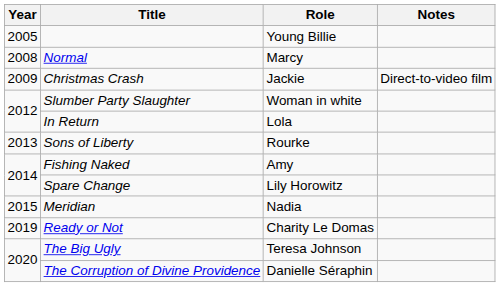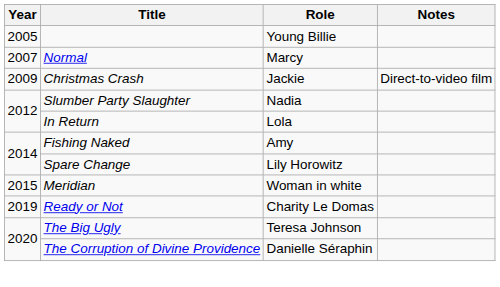(22, 57) 2008 -> (22, 57) 2007
(314, 100) Woman in white -> (284, 100) Nadia
- row: (88, 143)
(284, 206) Nadia -> (314, 185) Woman in white
